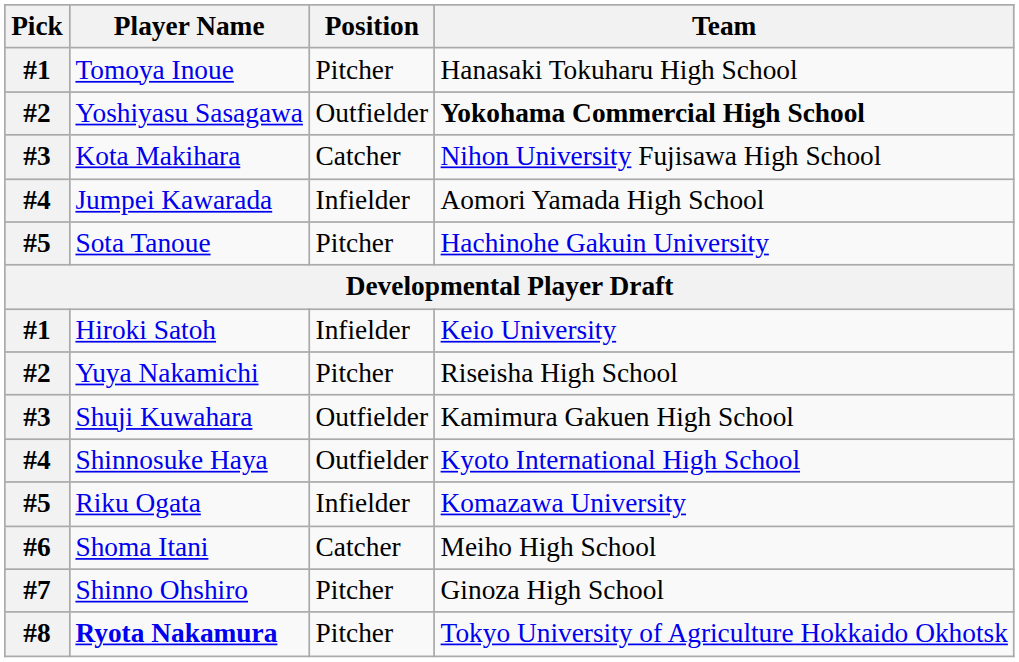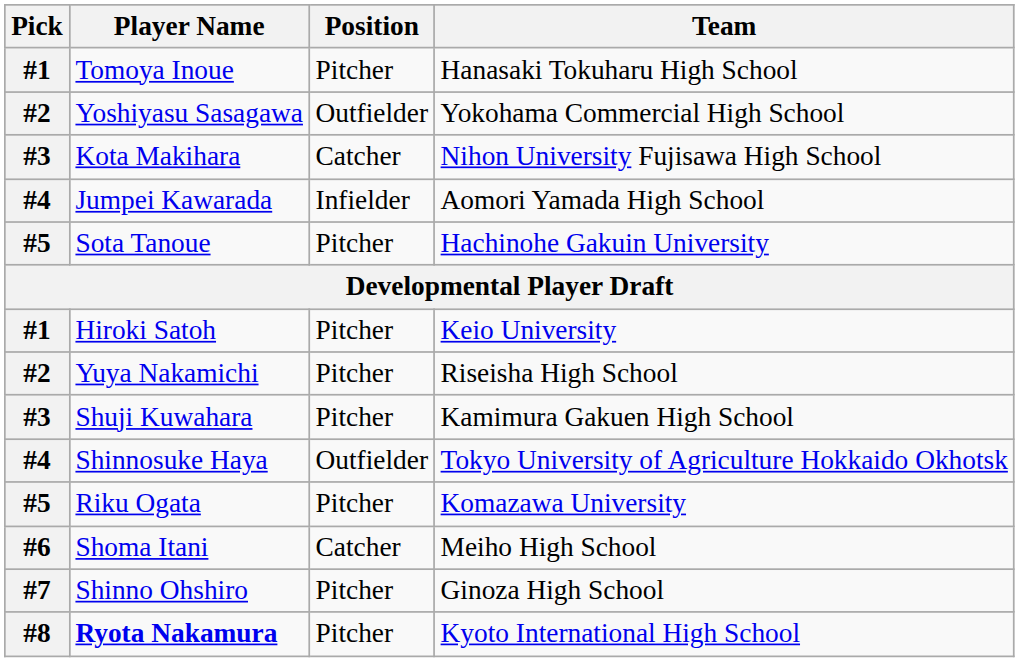(653, 112) bold -> (643, 112) normal
(363, 329) Infielder -> (354, 329) Pitcher
(372, 416) Outfielder -> (354, 416) Pitcher
(620, 460) Kyoto International High School -> (724, 460) Tokyo University of Agriculture Hokkaido Okhotsk
(363, 503) Infielder -> (354, 503) Pitcher
(724, 633) Tokyo University of Agriculture Hokkaido Okhotsk -> (620, 633) Kyoto International High School
